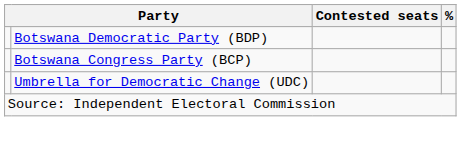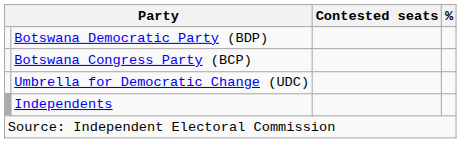+ row: (63, 105)
